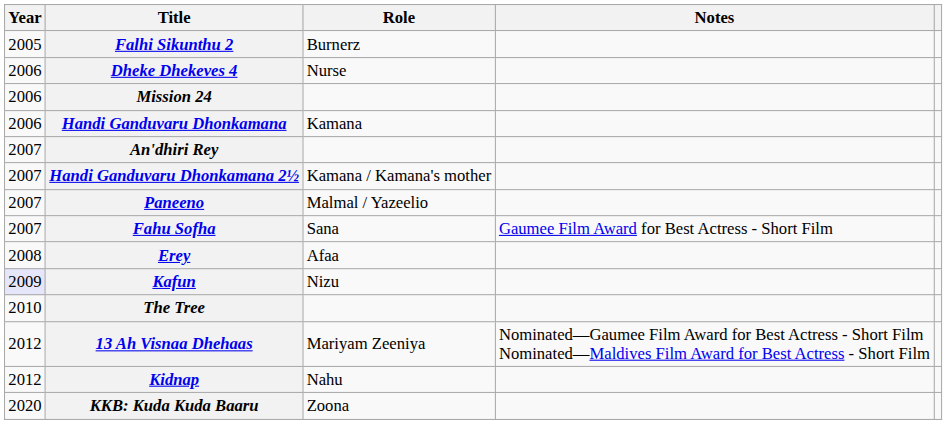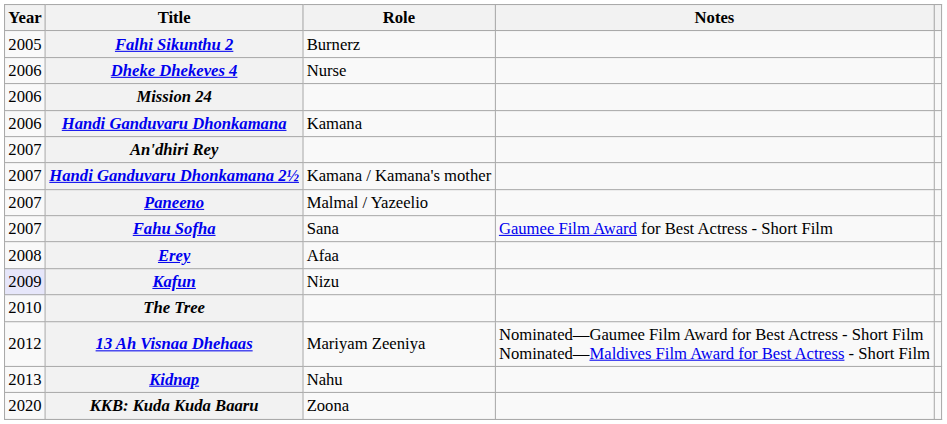(25, 379) 2012 -> (25, 379) 2013
